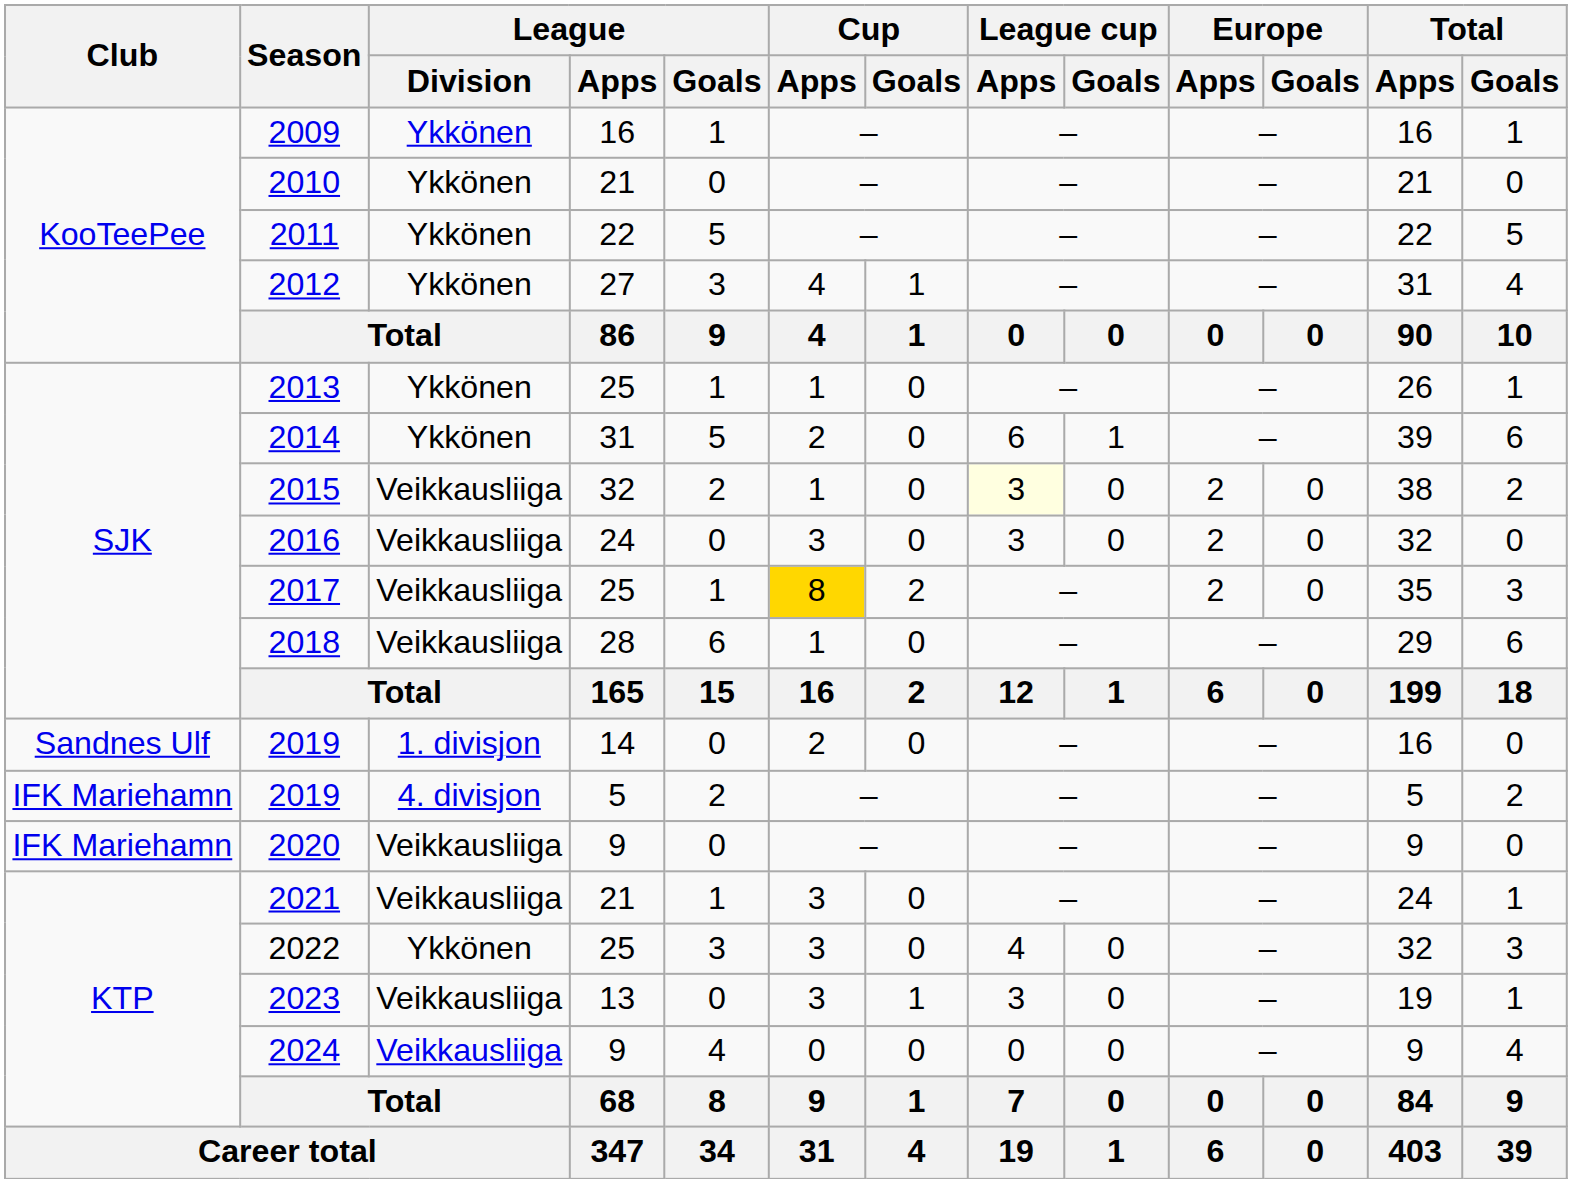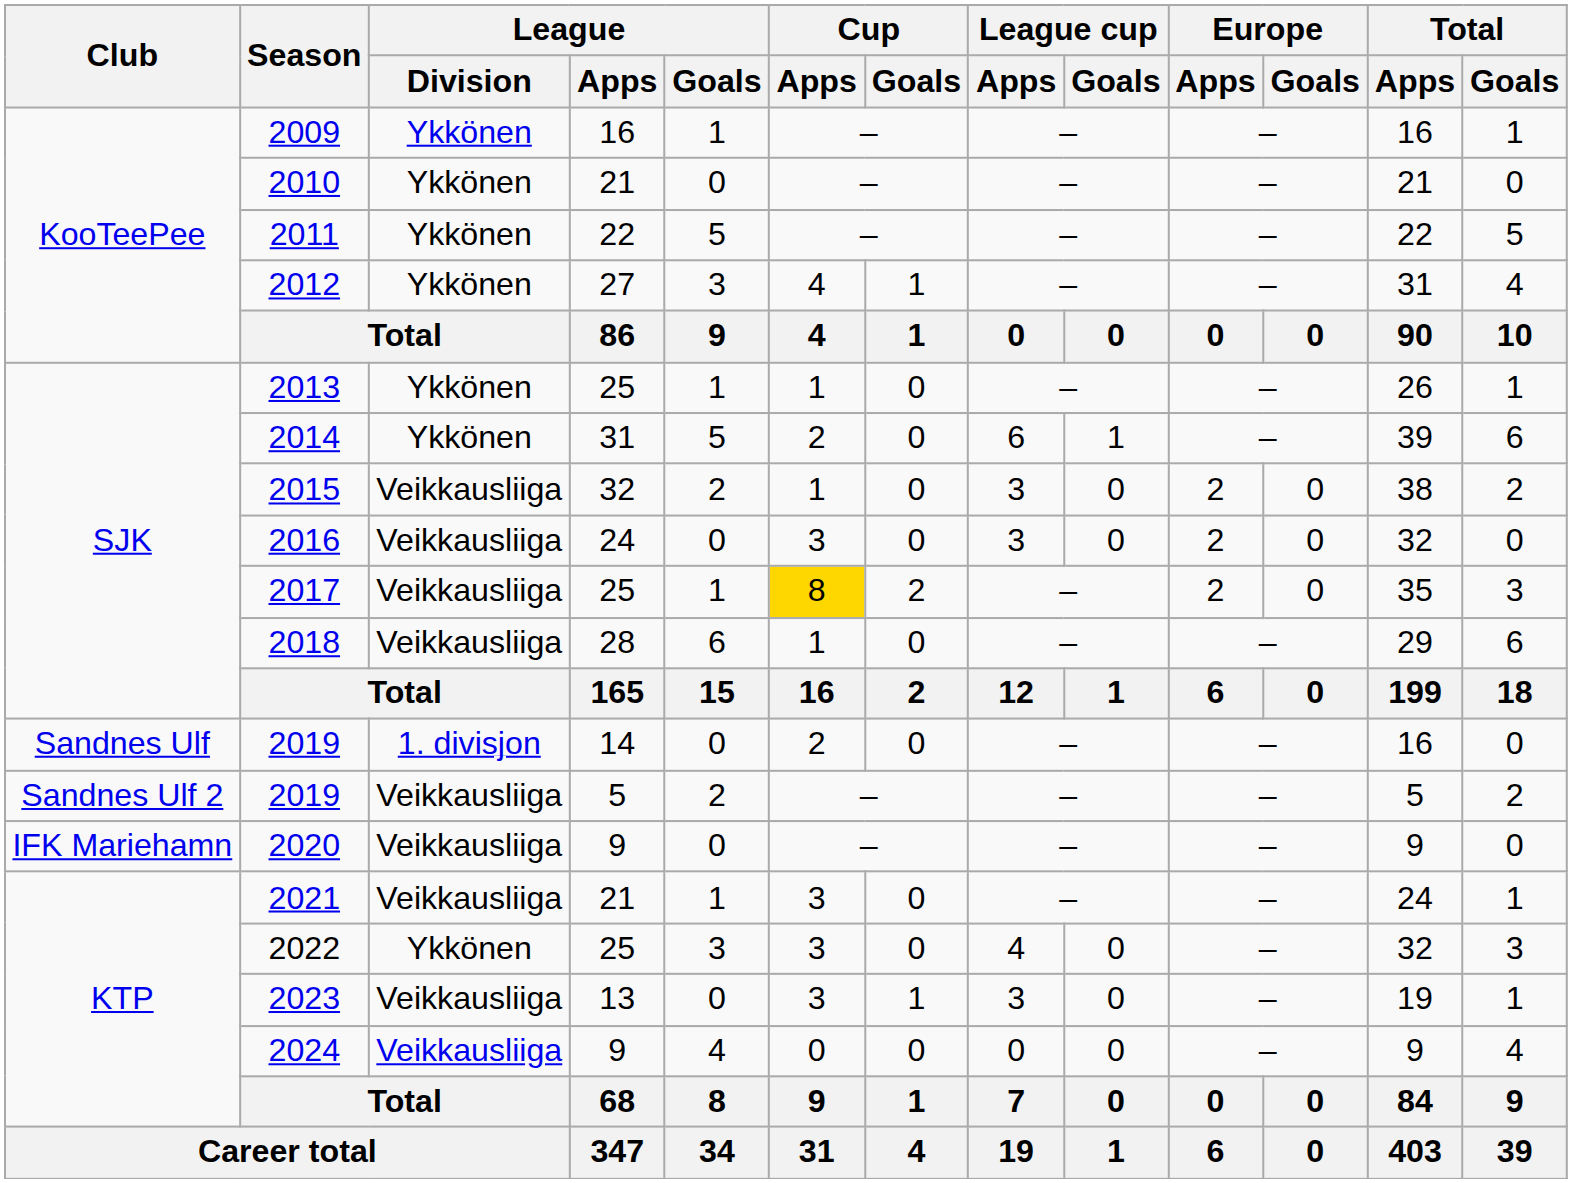(1016, 489) lightyellow background -> (1016, 489) no background
(122, 795) IFK Mariehamn -> (122, 795) Sandnes Ulf 2
(469, 795) 4. divisjon -> (469, 795) Veikkausliiga
